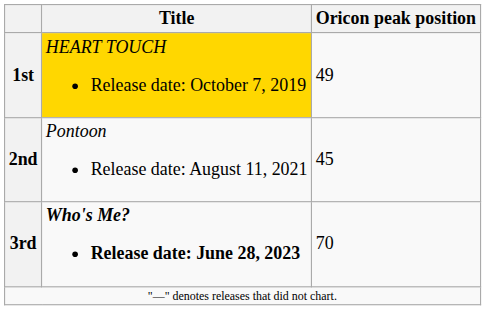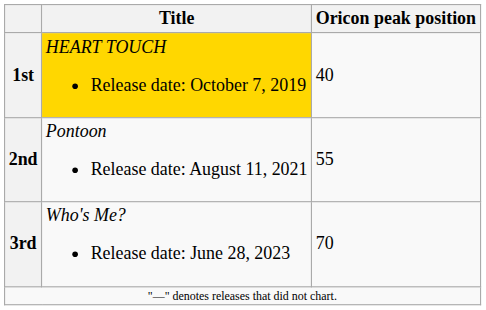(325, 75) 49 -> (325, 75) 40
(325, 159) 45 -> (325, 159) 55
(177, 235) bold -> (177, 235) normal
